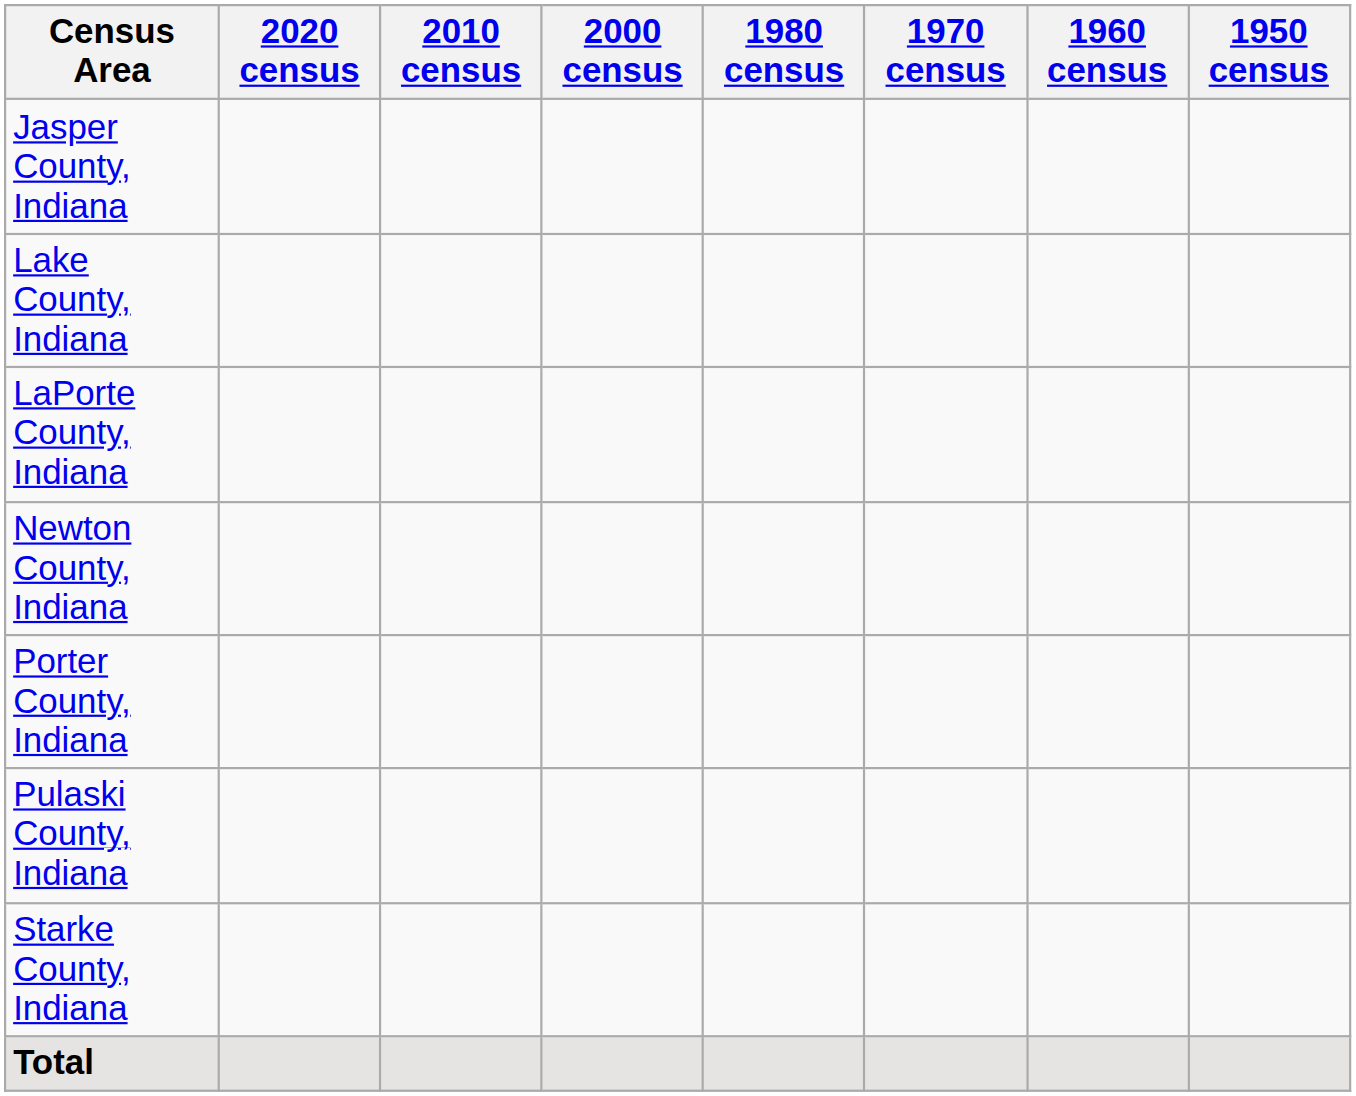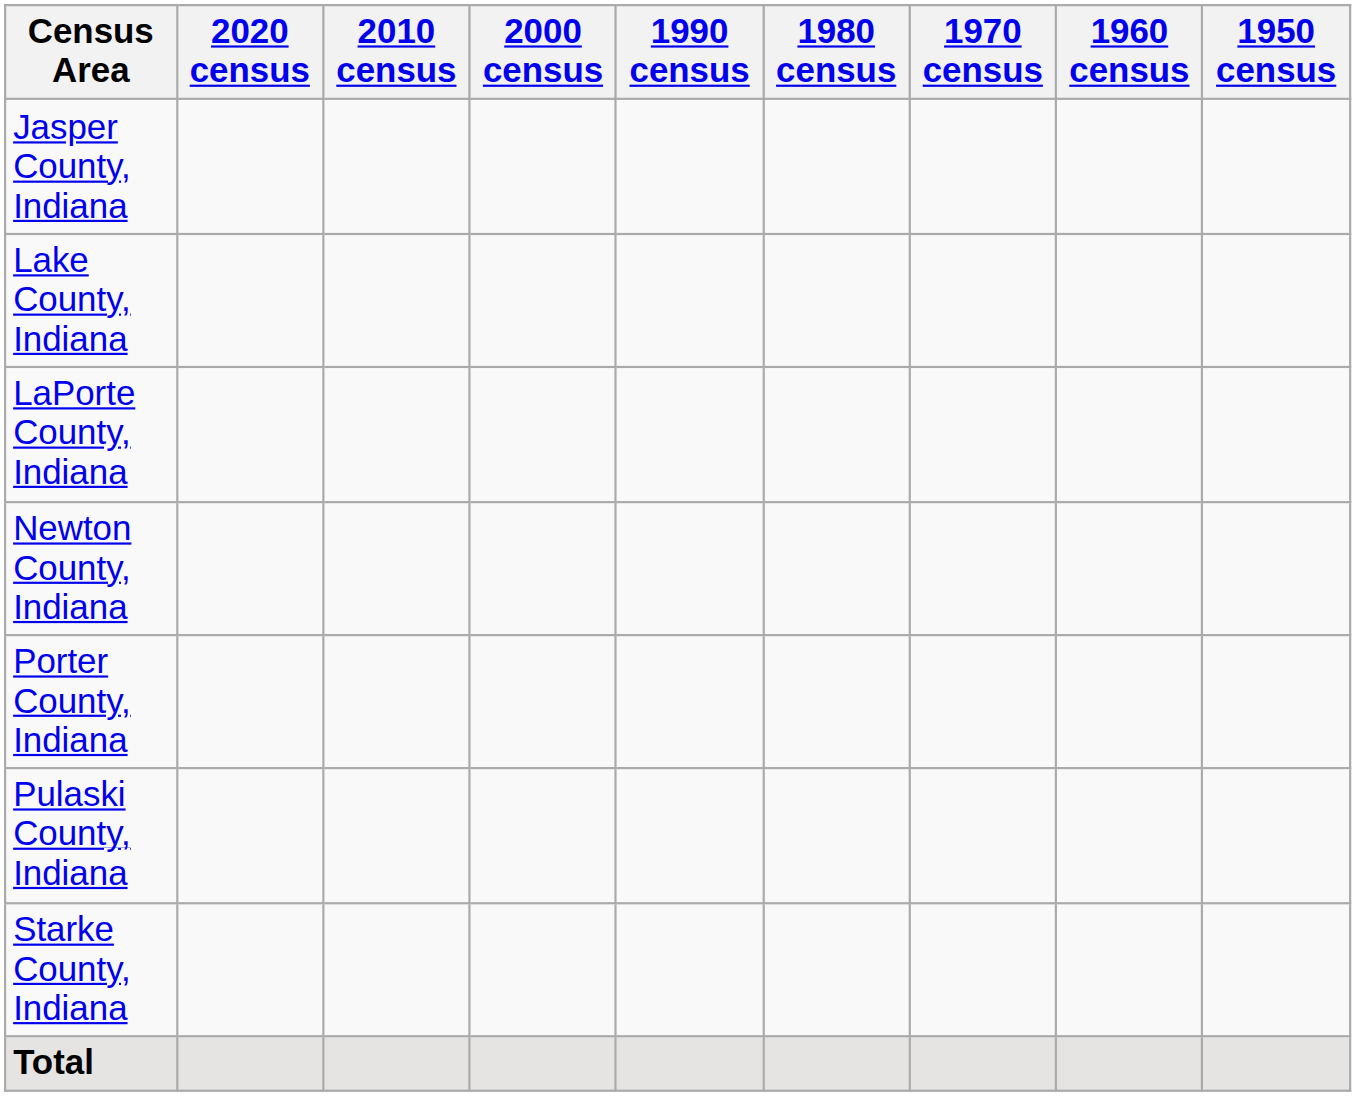+ column: (690, 51)
